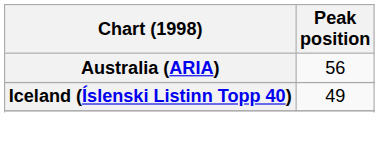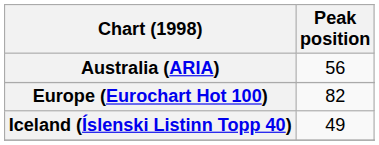+ row: (150, 96)
